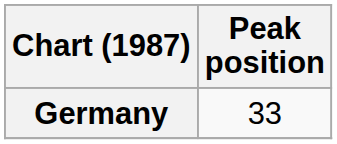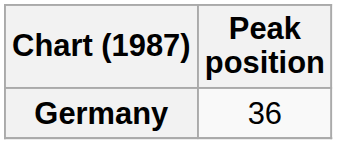(265, 112) 33 -> (265, 112) 36
